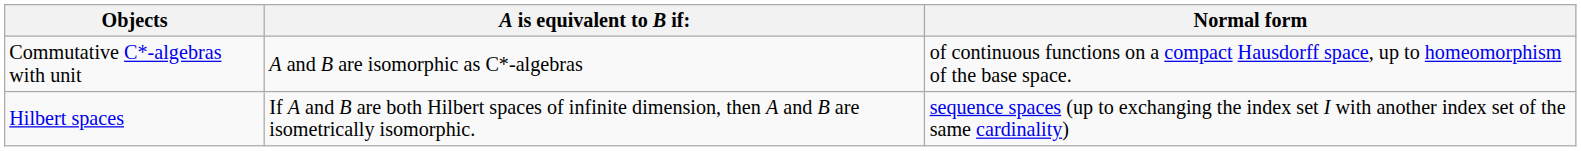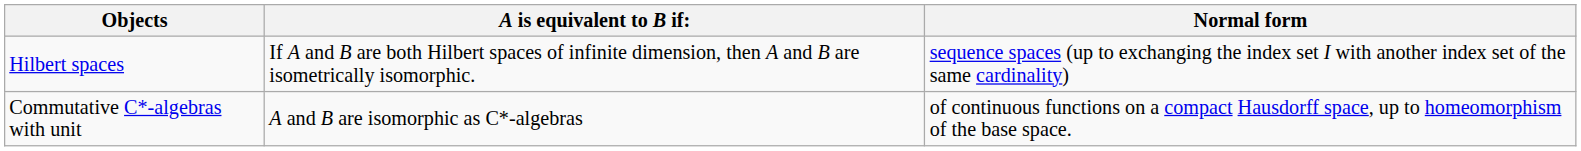rows swapped: (67, 118) <-> (115, 63)
